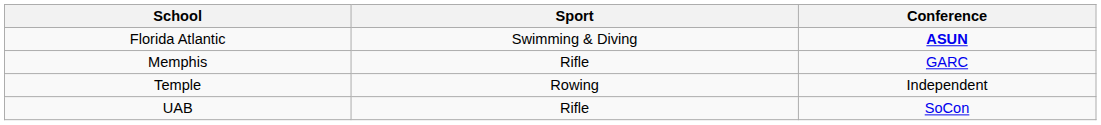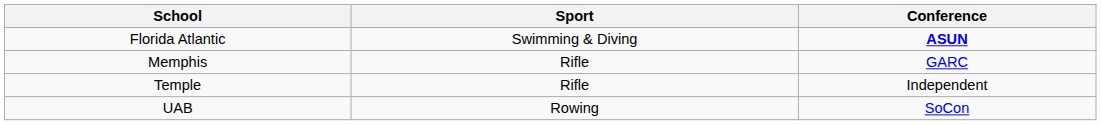(575, 86) Rowing -> (575, 86) Rifle
(575, 109) Rifle -> (575, 109) Rowing
